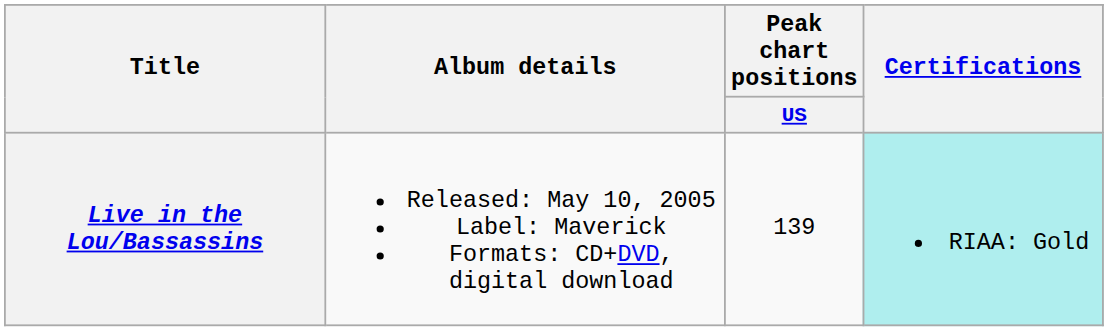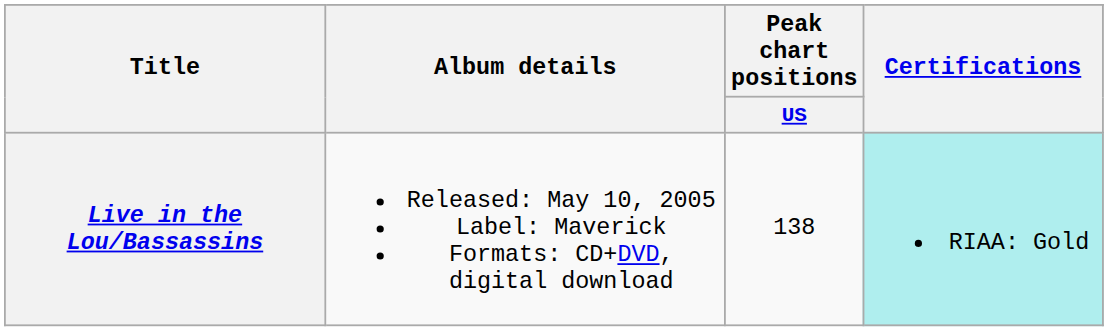(794, 229) 139 -> (794, 229) 138
